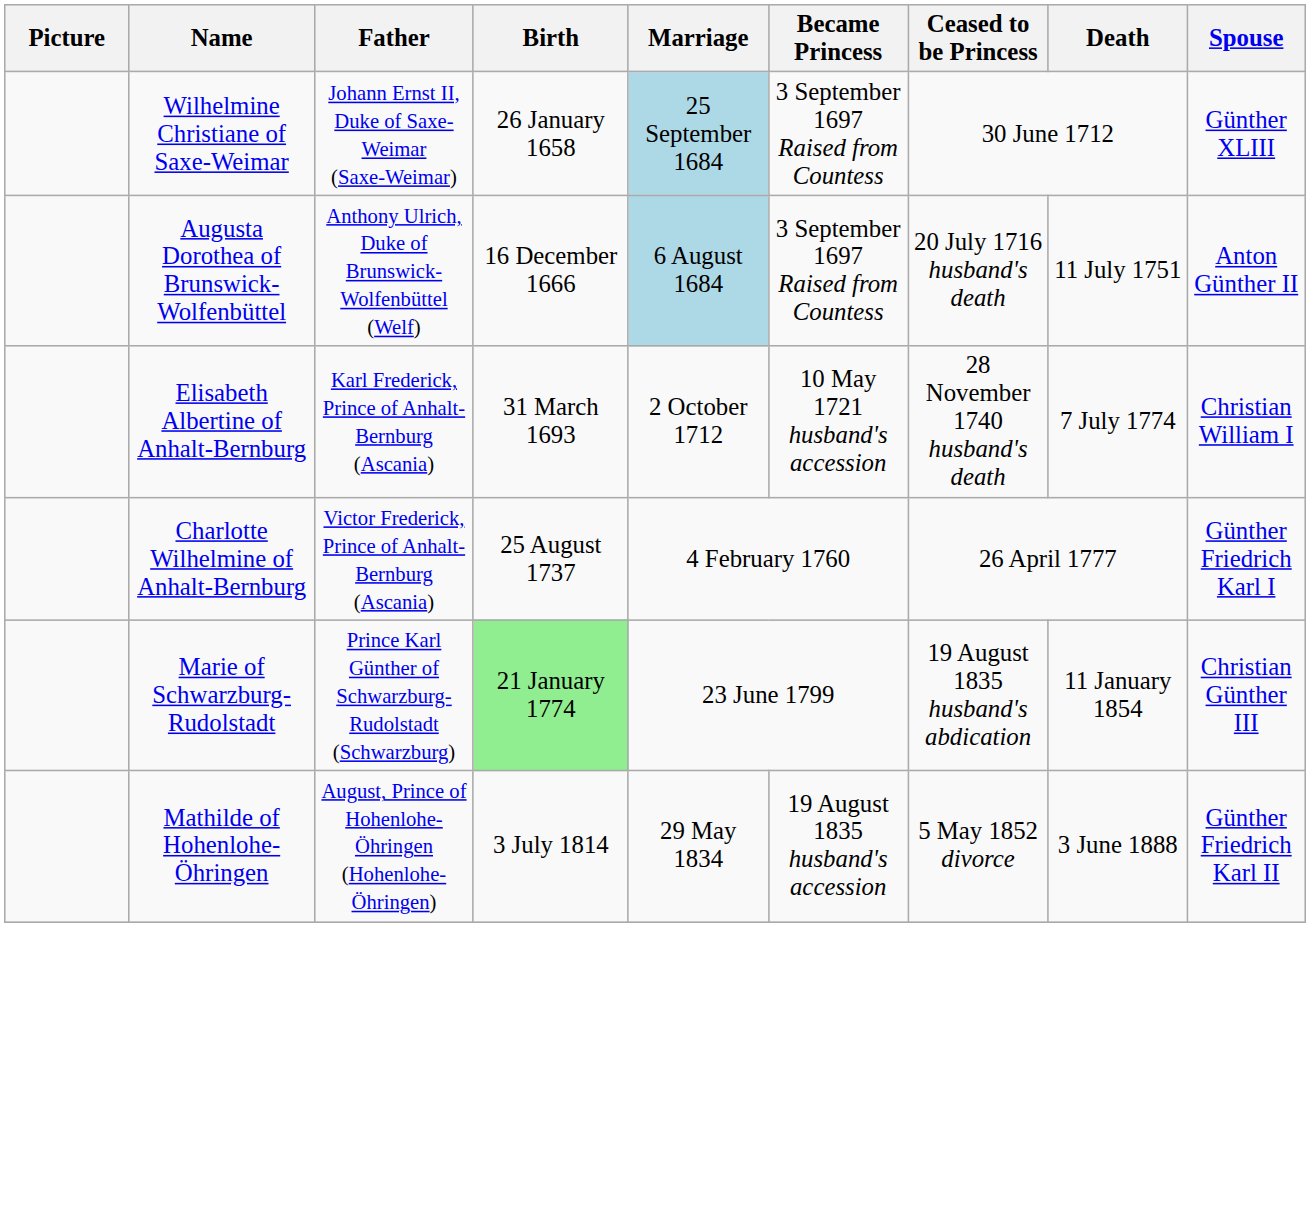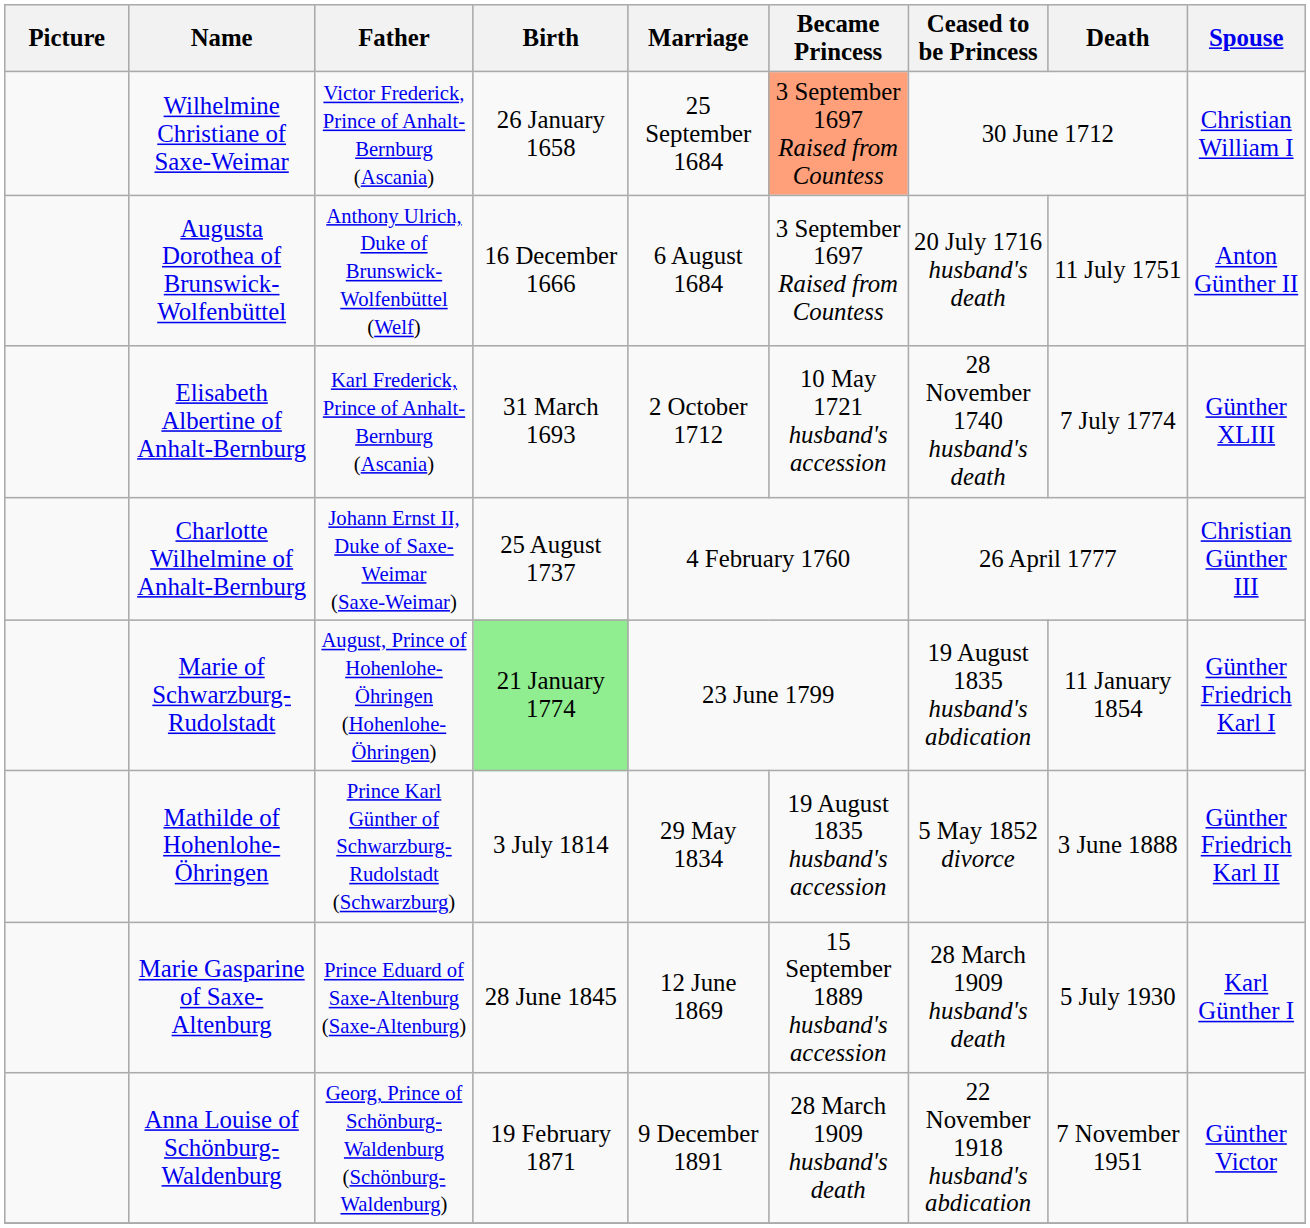(394, 134) Johann Ernst II, Duke of Saxe-Weimar (Saxe-Weimar) -> (394, 134) Victor Frederick, Prince of Anhalt-Bernburg (Ascania)
(698, 133) lightblue background -> (698, 133) no background
(838, 133) no background -> (838, 133) lightsalmon background
(1246, 133) Günther XLIII -> (1246, 133) Christian William I
(698, 270) lightblue background -> (698, 270) no background
(1246, 421) Christian William I -> (1246, 421) Günther XLIII
(394, 559) Victor Frederick, Prince of Anhalt-Bernburg (Ascania) -> (394, 559) Johann Ernst II, Duke of Saxe-Weimar (Saxe-Weimar)
(1246, 558) Günther Friedrich Karl I -> (1246, 558) Christian Günther III
(394, 696) Prince Karl Günther of Schwarzburg-Rudolstadt (Schwarzburg) -> (394, 696) August, Prince of Hohenlohe-Öhringen (Hohenlohe-Öhringen)
(1246, 695) Christian Günther III -> (1246, 695) Günther Friedrich Karl I
(394, 847) August, Prince of Hohenlohe-Öhringen (Hohenlohe-Öhringen) -> (394, 847) Prince Karl Günther of Schwarzburg-Rudolstadt (Schwarzburg)
+ row: (222, 996)
+ row: (222, 1147)
